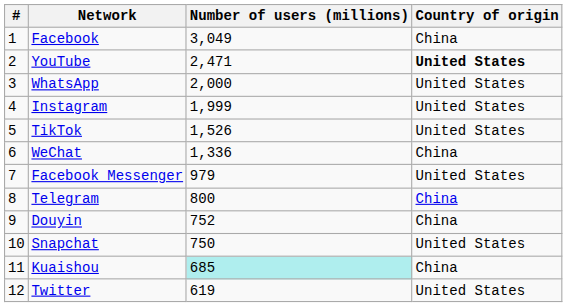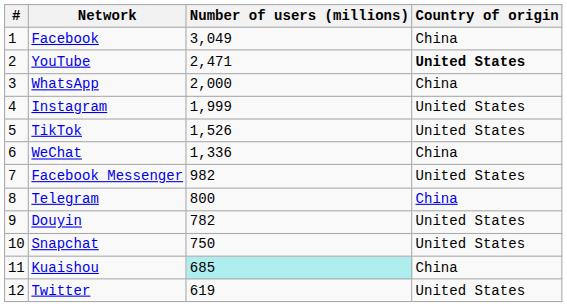(470, 85) United States -> (437, 85) China
(202, 176) 979 -> (202, 176) 982
(202, 222) 752 -> (202, 222) 782
(437, 222) China -> (470, 222) United States
